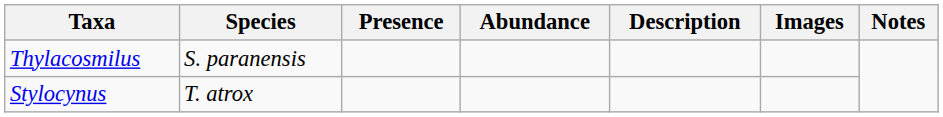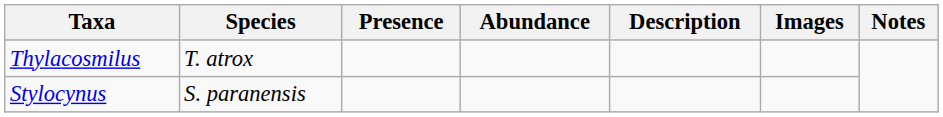(245, 58) S. paranensis -> (219, 58) T. atrox
(219, 93) T. atrox -> (245, 93) S. paranensis
